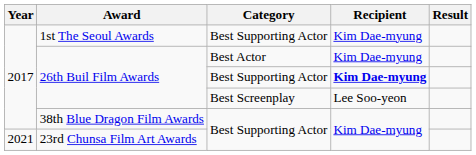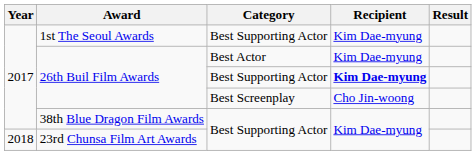(370, 98) Lee Soo-yeon -> (374, 98) Cho Jin-woong
(21, 139) 2021 -> (21, 139) 2018
